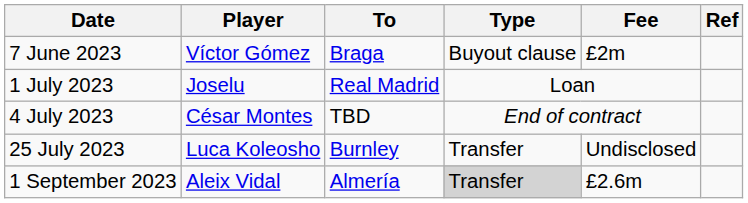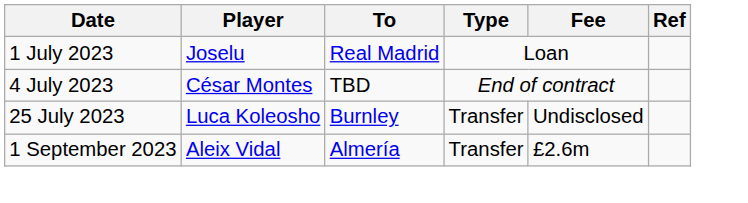- row: (65, 52)
(486, 181) lightgrey background -> (486, 149) no background
